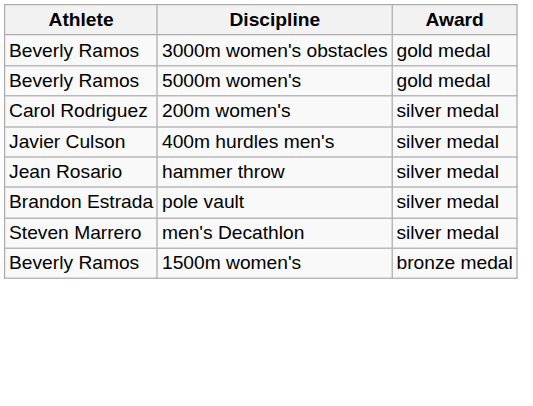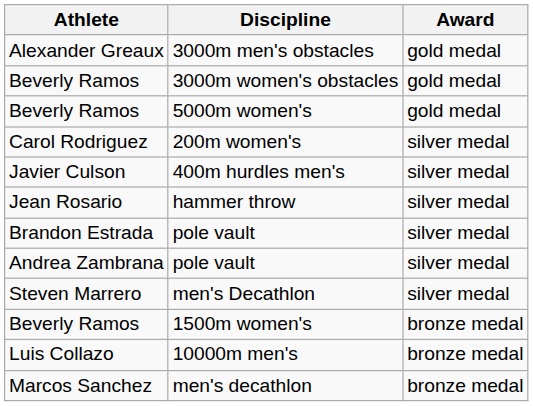+ row: (86, 50)
+ row: (86, 263)
+ row: (61, 354)
+ row: (81, 385)
